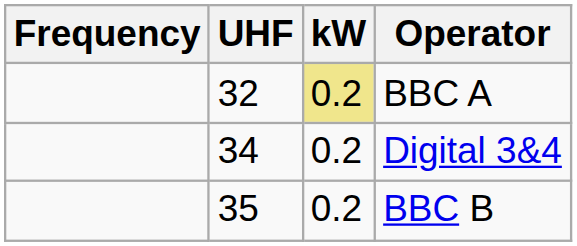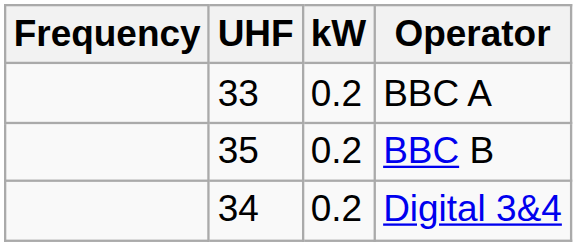(238, 92) 32 -> (238, 92) 33
(336, 92) khaki background -> (336, 92) no background
rows swapped: (472, 151) <-> (439, 209)
